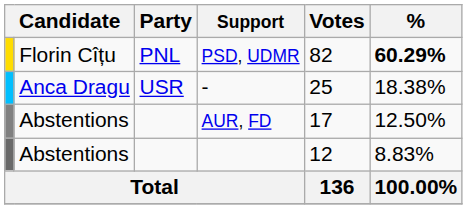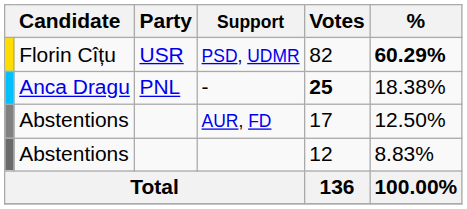(160, 54) PNL -> (162, 54) USR
(162, 87) USR -> (160, 87) PNL
(321, 87) normal -> (321, 87) bold
